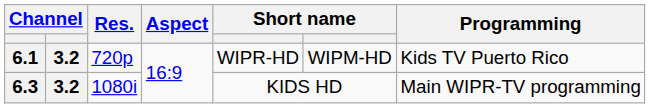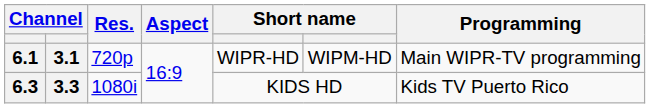(66, 57) 3.2 -> (66, 57) 3.1
(485, 57) Kids TV Puerto Rico -> (521, 57) Main WIPR-TV programming
(66, 87) 3.2 -> (66, 87) 3.3
(521, 87) Main WIPR-TV programming -> (485, 87) Kids TV Puerto Rico
